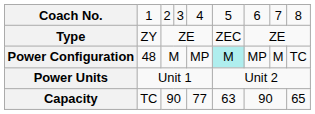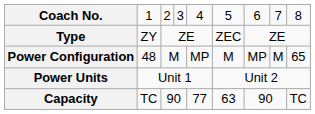(228, 57) paleturquoise background -> (228, 57) no background
(298, 57) TC -> (298, 57) 65
(298, 99) 65 -> (298, 99) TC
